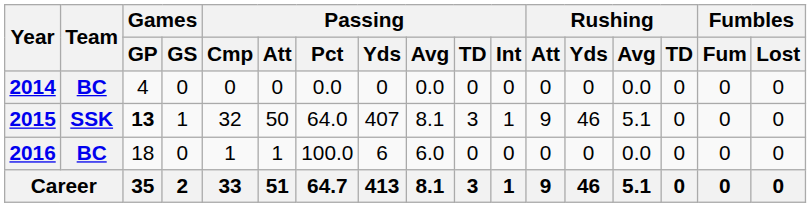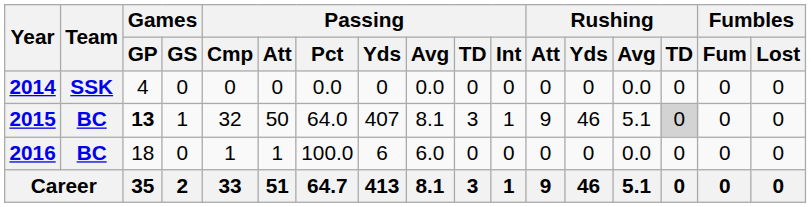(92, 86) BC -> (92, 86) SSK
(92, 119) SSK -> (92, 119) BC
(679, 119) no background -> (679, 119) lightgrey background
